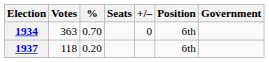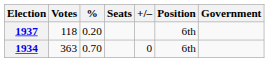rows swapped: (27, 31) <-> (27, 48)
